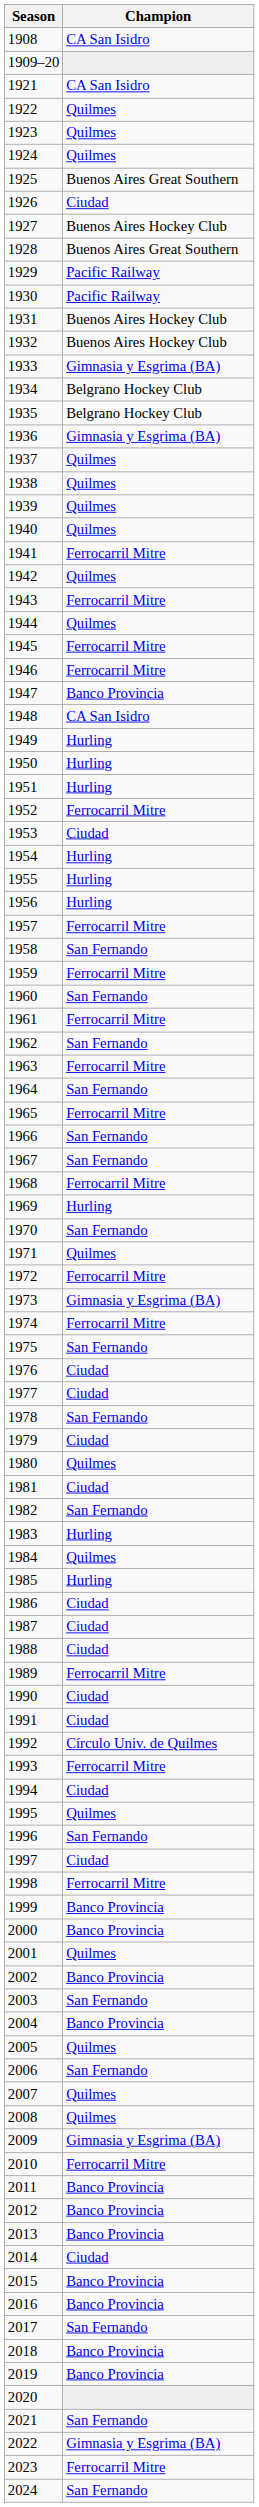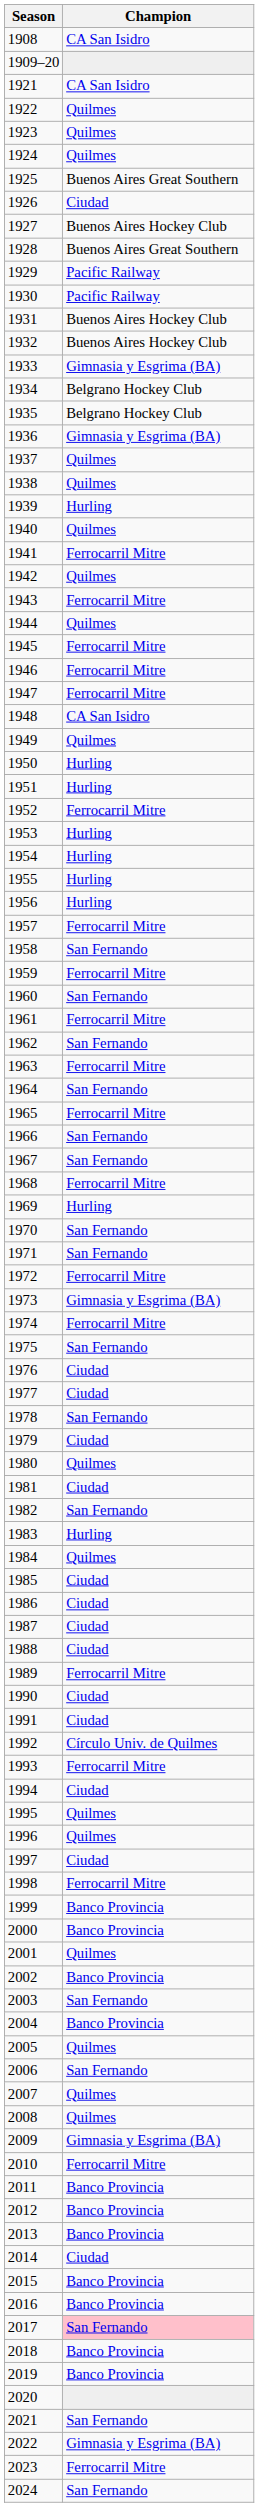(91, 506) Quilmes -> (89, 506) Hurling
(115, 693) Banco Provincia -> (116, 693) Ferrocarril Mitre
(89, 739) Hurling -> (91, 739) Quilmes
(87, 833) Ciudad -> (89, 833) Hurling
(91, 1253) Quilmes -> (107, 1253) San Fernando
(89, 1580) Hurling -> (87, 1580) Ciudad
(107, 1837) San Fernando -> (91, 1837) Quilmes
(107, 2327) no background -> (107, 2327) pink background
